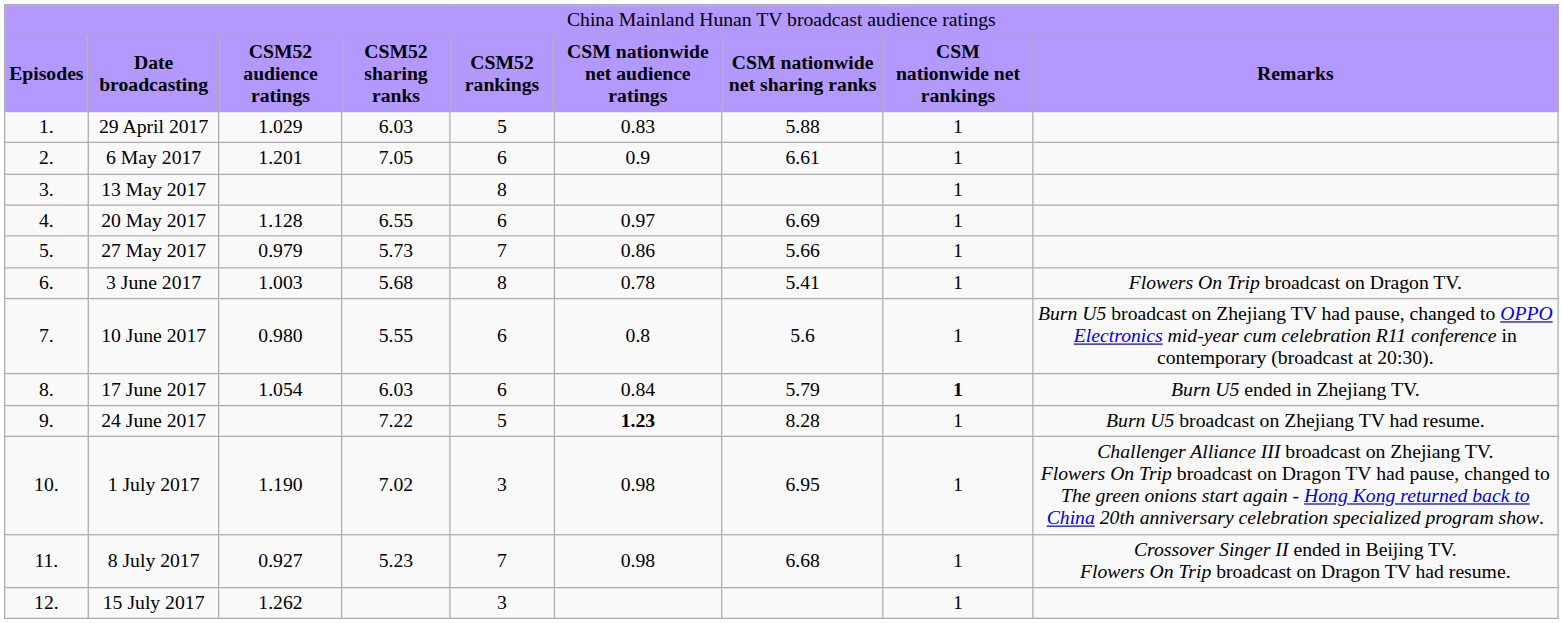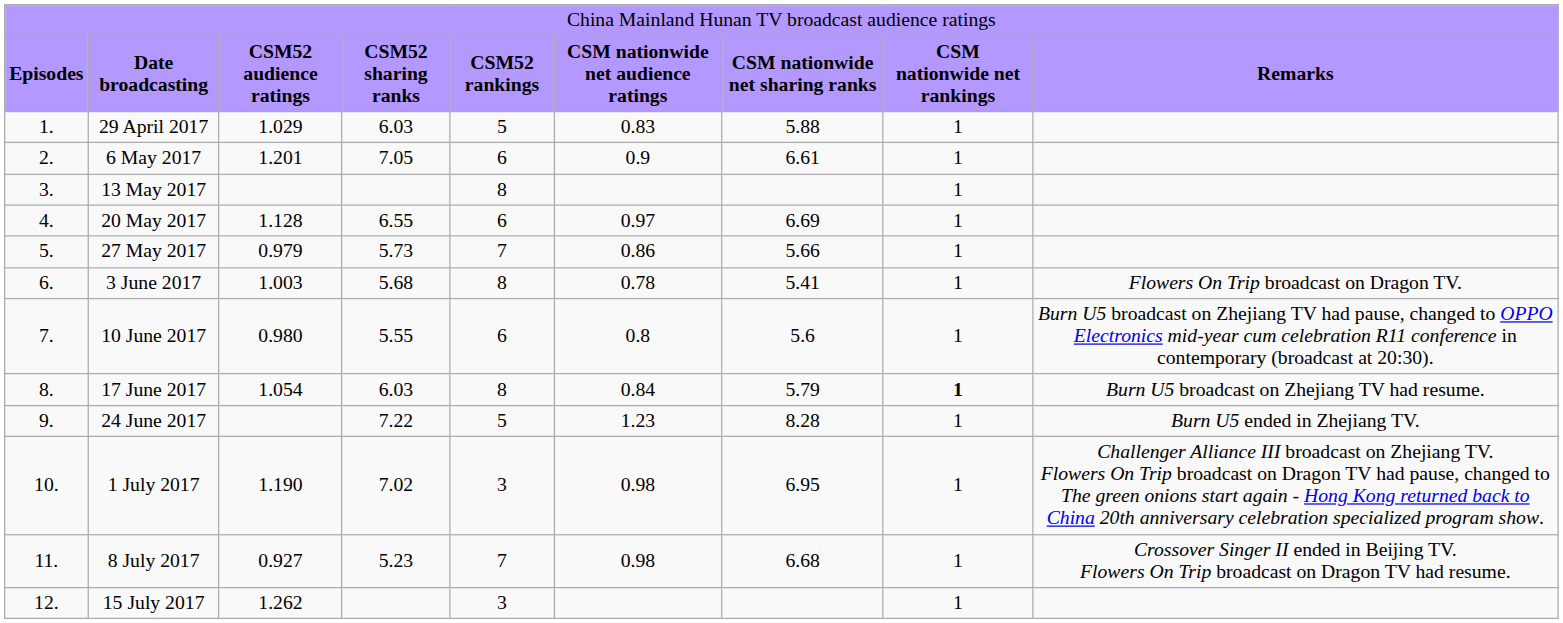(502, 389) 6 -> (502, 389) 8
(1295, 389) Burn U5 ended in Zhejiang TV. -> (1295, 389) Burn U5 broadcast on Zhejiang TV had resume.
(638, 420) bold -> (638, 420) normal
(1295, 420) Burn U5 broadcast on Zhejiang TV had resume. -> (1295, 420) Burn U5 ended in Zhejiang TV.
